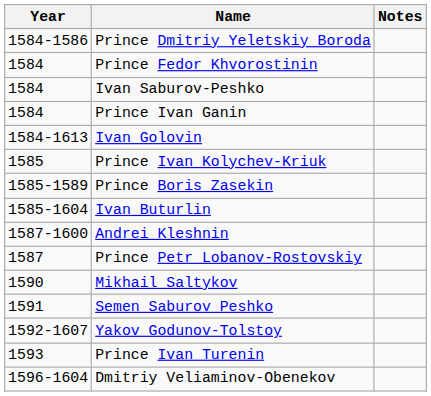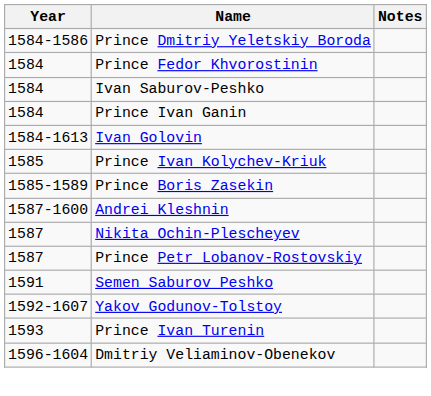- row: (153, 210)
+ row: (197, 234)
- row: (166, 282)
